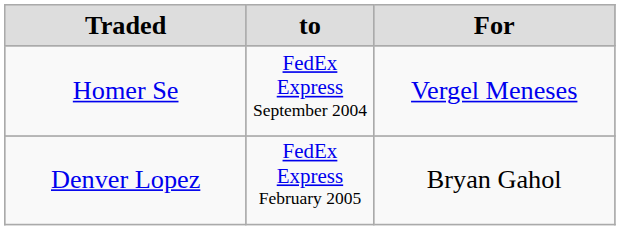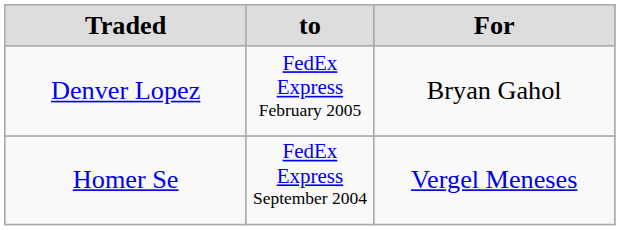rows swapped: (126, 90) <-> (126, 179)
